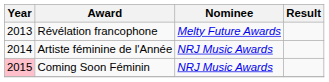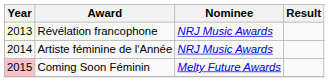(20, 31) no background -> (20, 31) lightyellow background
(229, 31) Melty Future Awards -> (225, 31) NRJ Music Awards
(225, 67) NRJ Music Awards -> (229, 67) Melty Future Awards
